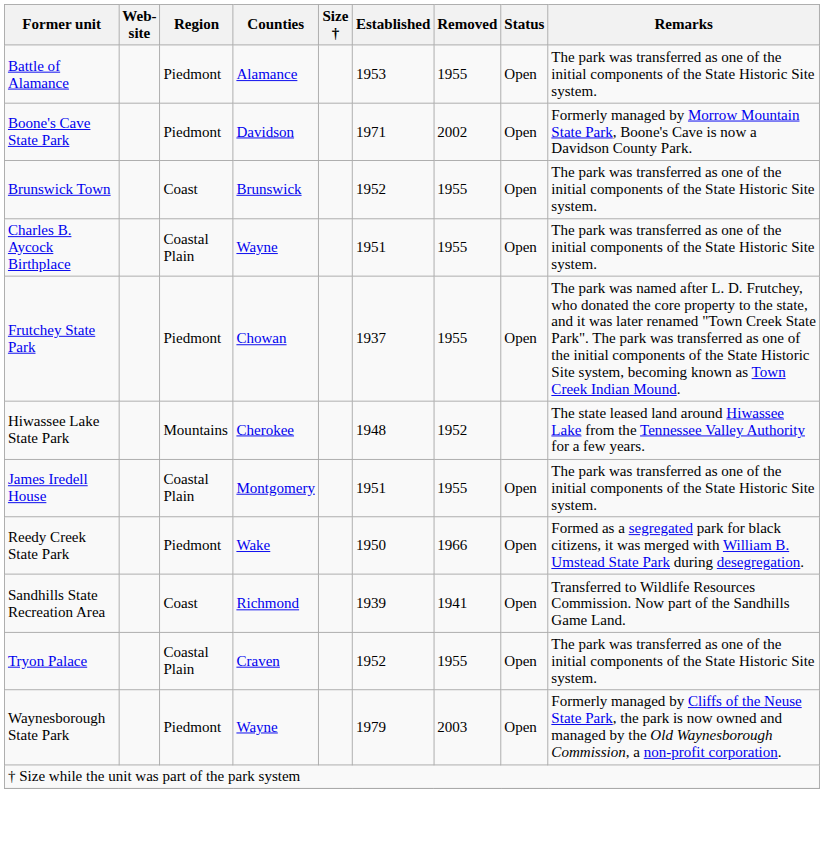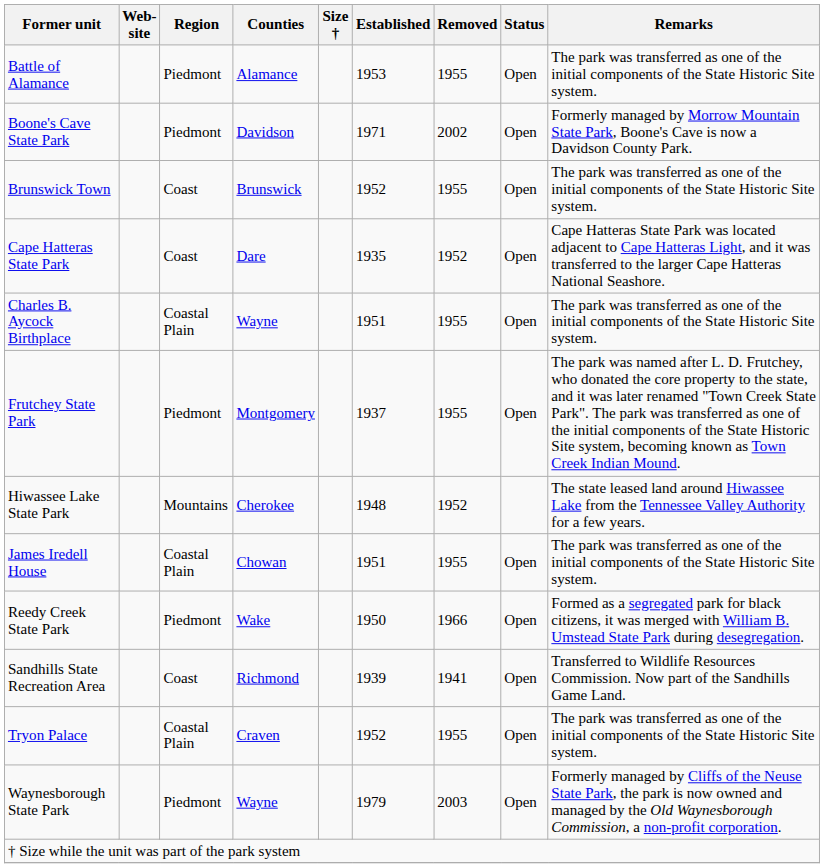+ row: (50, 255)
(261, 338) Chowan -> (276, 413) Montgomery
(276, 487) Montgomery -> (261, 562) Chowan
